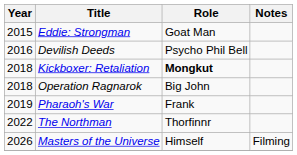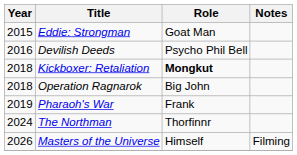(20, 123) 2022 -> (20, 123) 2024
